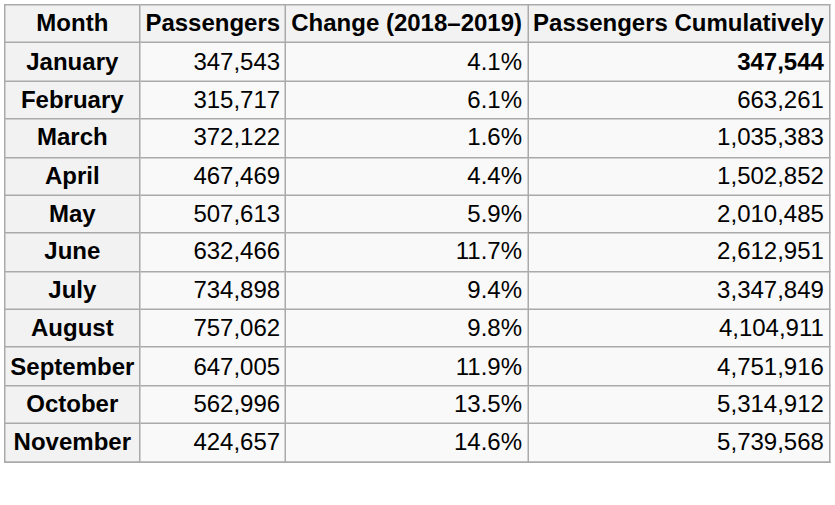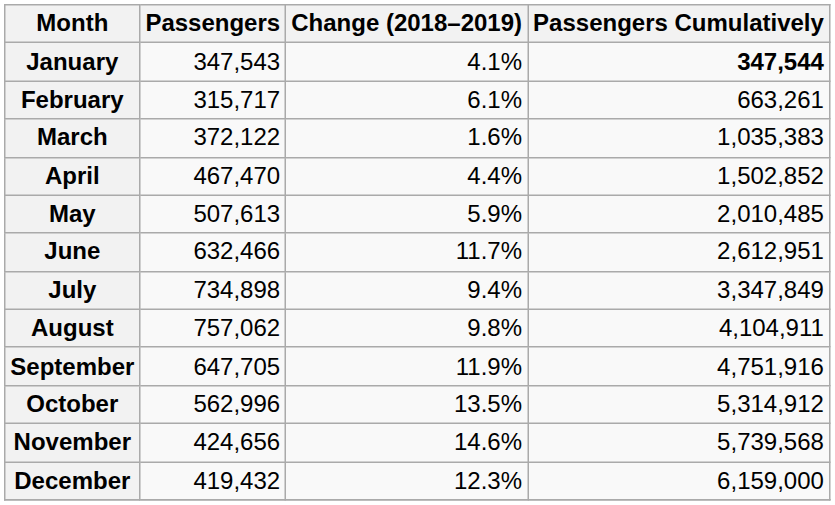(237, 175) 467,469 -> (237, 175) 467,470
(237, 366) 647,005 -> (237, 366) 647,705
(237, 442) 424,657 -> (237, 442) 424,656
+ row: (72, 480)
